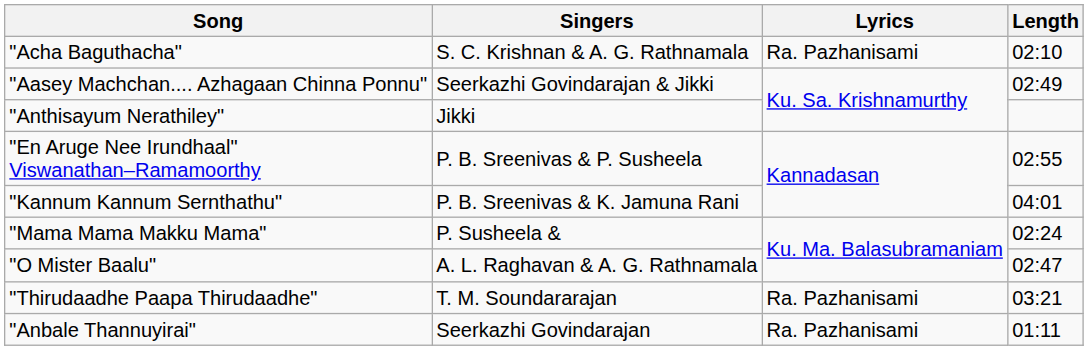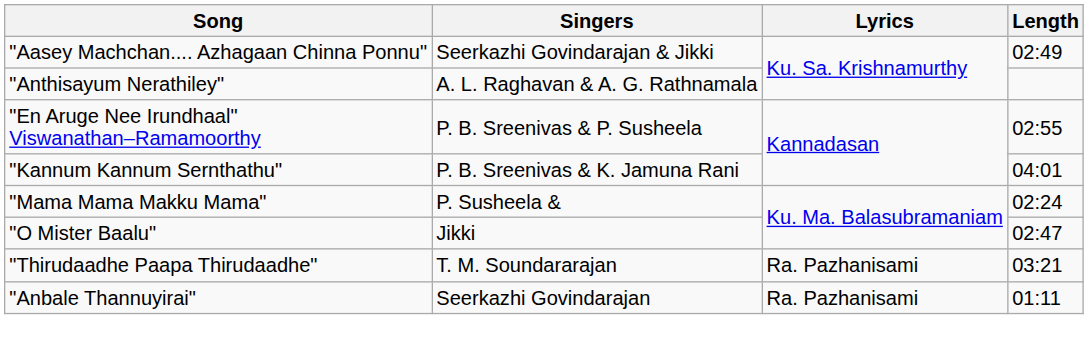- row: (96, 52)
(456, 116) Jikki -> (597, 84) A. L. Raghavan & A. G. Rathnamala
(597, 266) A. L. Raghavan & A. G. Rathnamala -> (456, 234) Jikki
